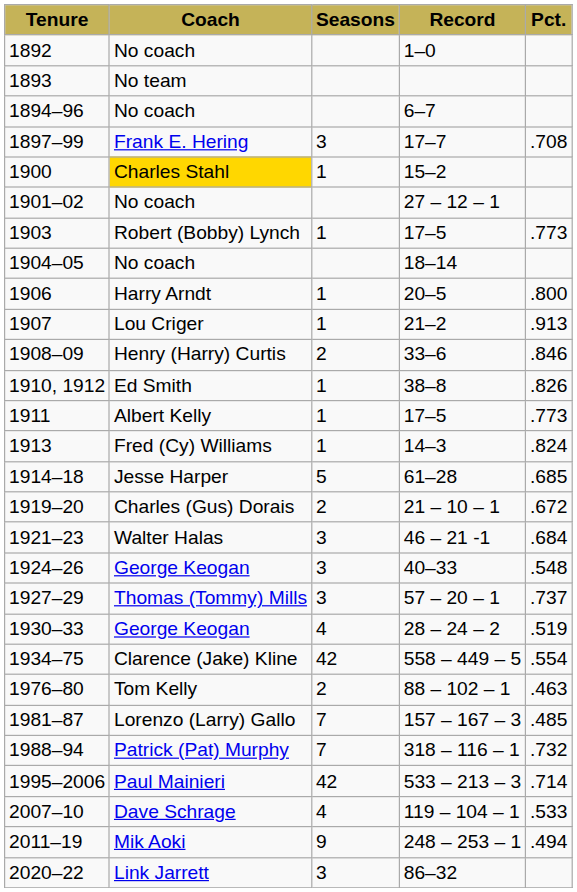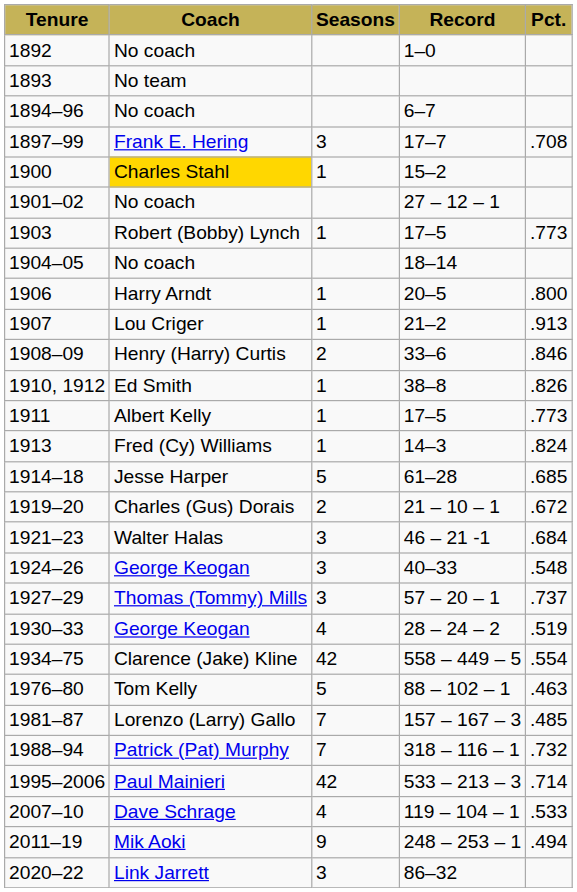(321, 689) 2 -> (321, 689) 5
